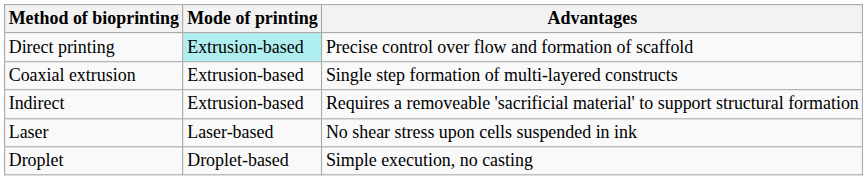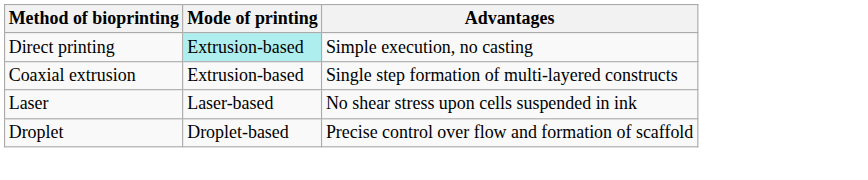(510, 47) Precise control over flow and formation of scaffold -> (429, 47) Simple execution, no casting
- row: (37, 103)
(429, 160) Simple execution, no casting -> (510, 132) Precise control over flow and formation of scaffold
